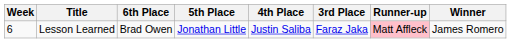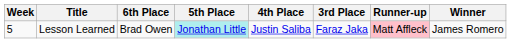(10, 29) 6 -> (10, 29) 5
(212, 29) no background -> (212, 29) paleturquoise background
